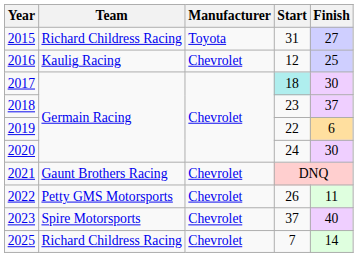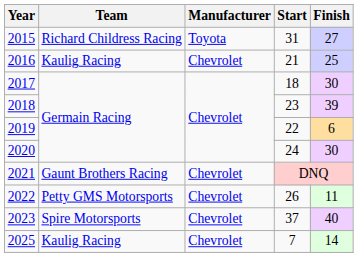(292, 61) 12 -> (292, 61) 21
(292, 83) paleturquoise background -> (292, 83) no background
(332, 106) 37 -> (332, 106) 39
(112, 241) Richard Childress Racing -> (81, 241) Kaulig Racing
